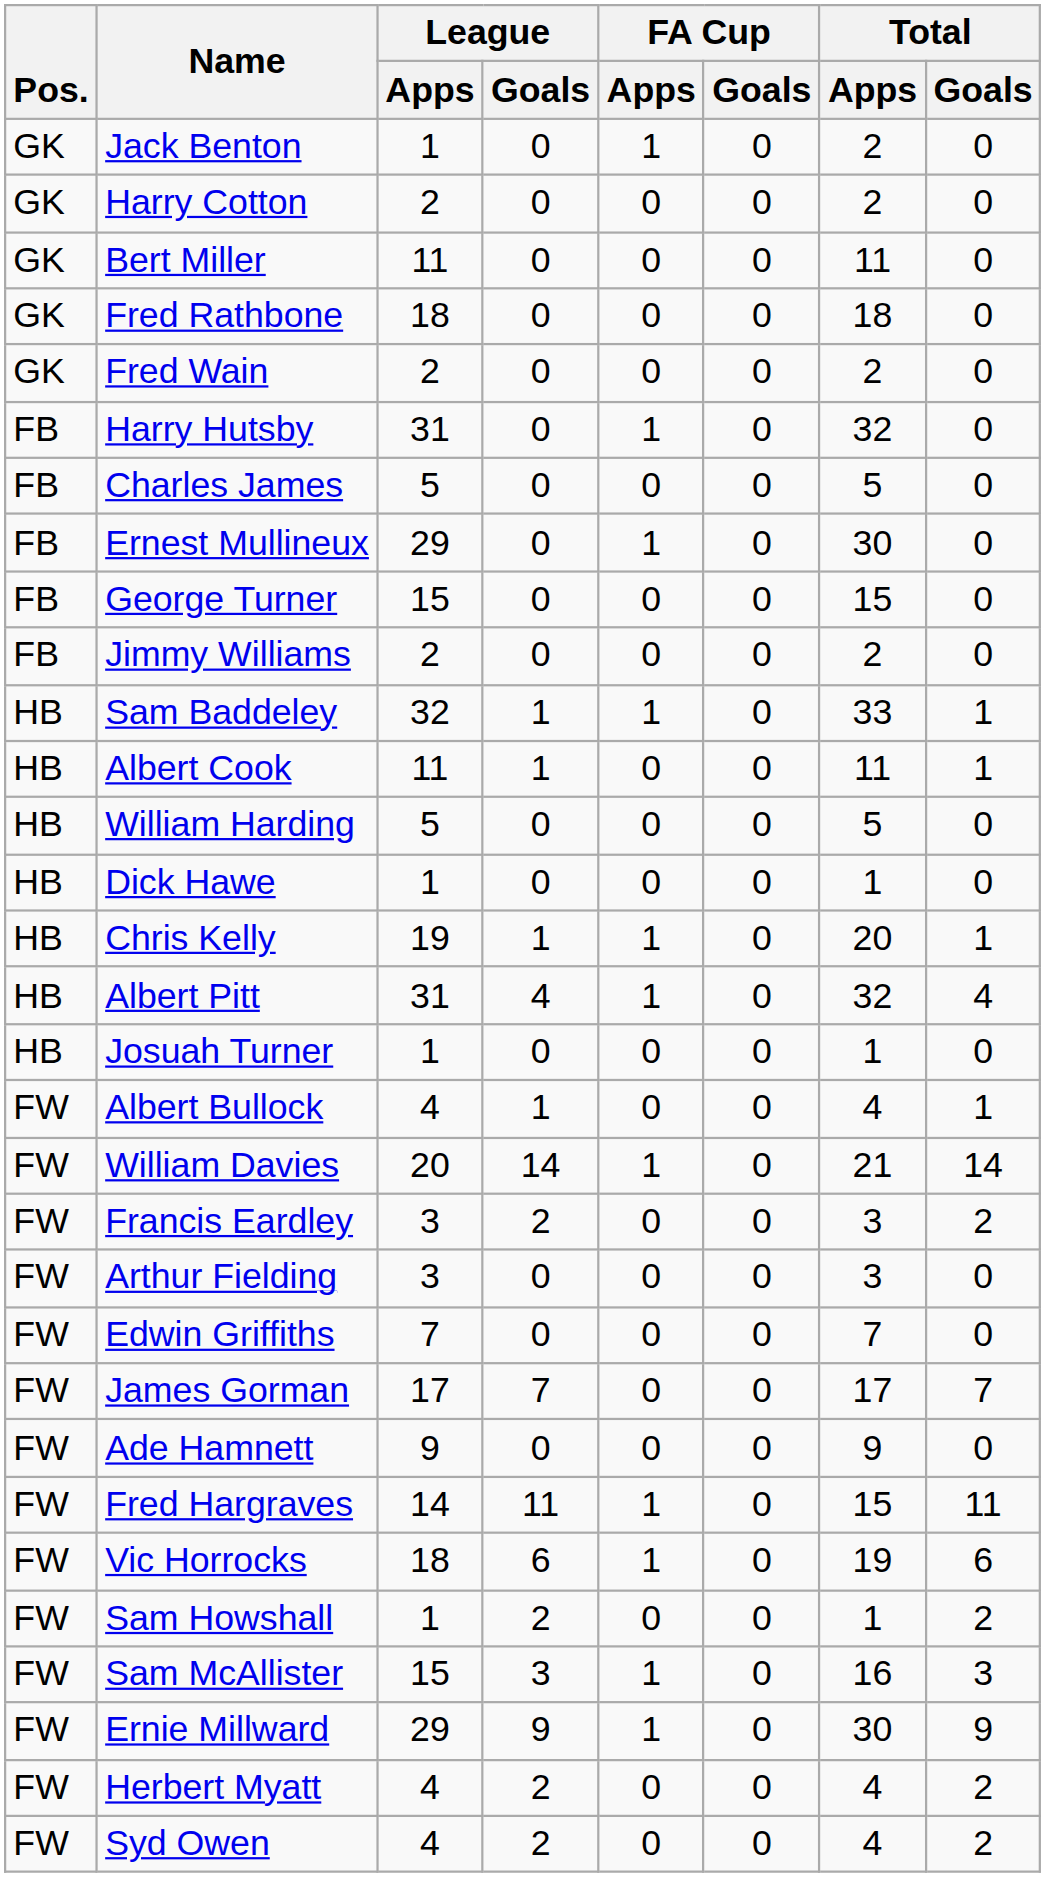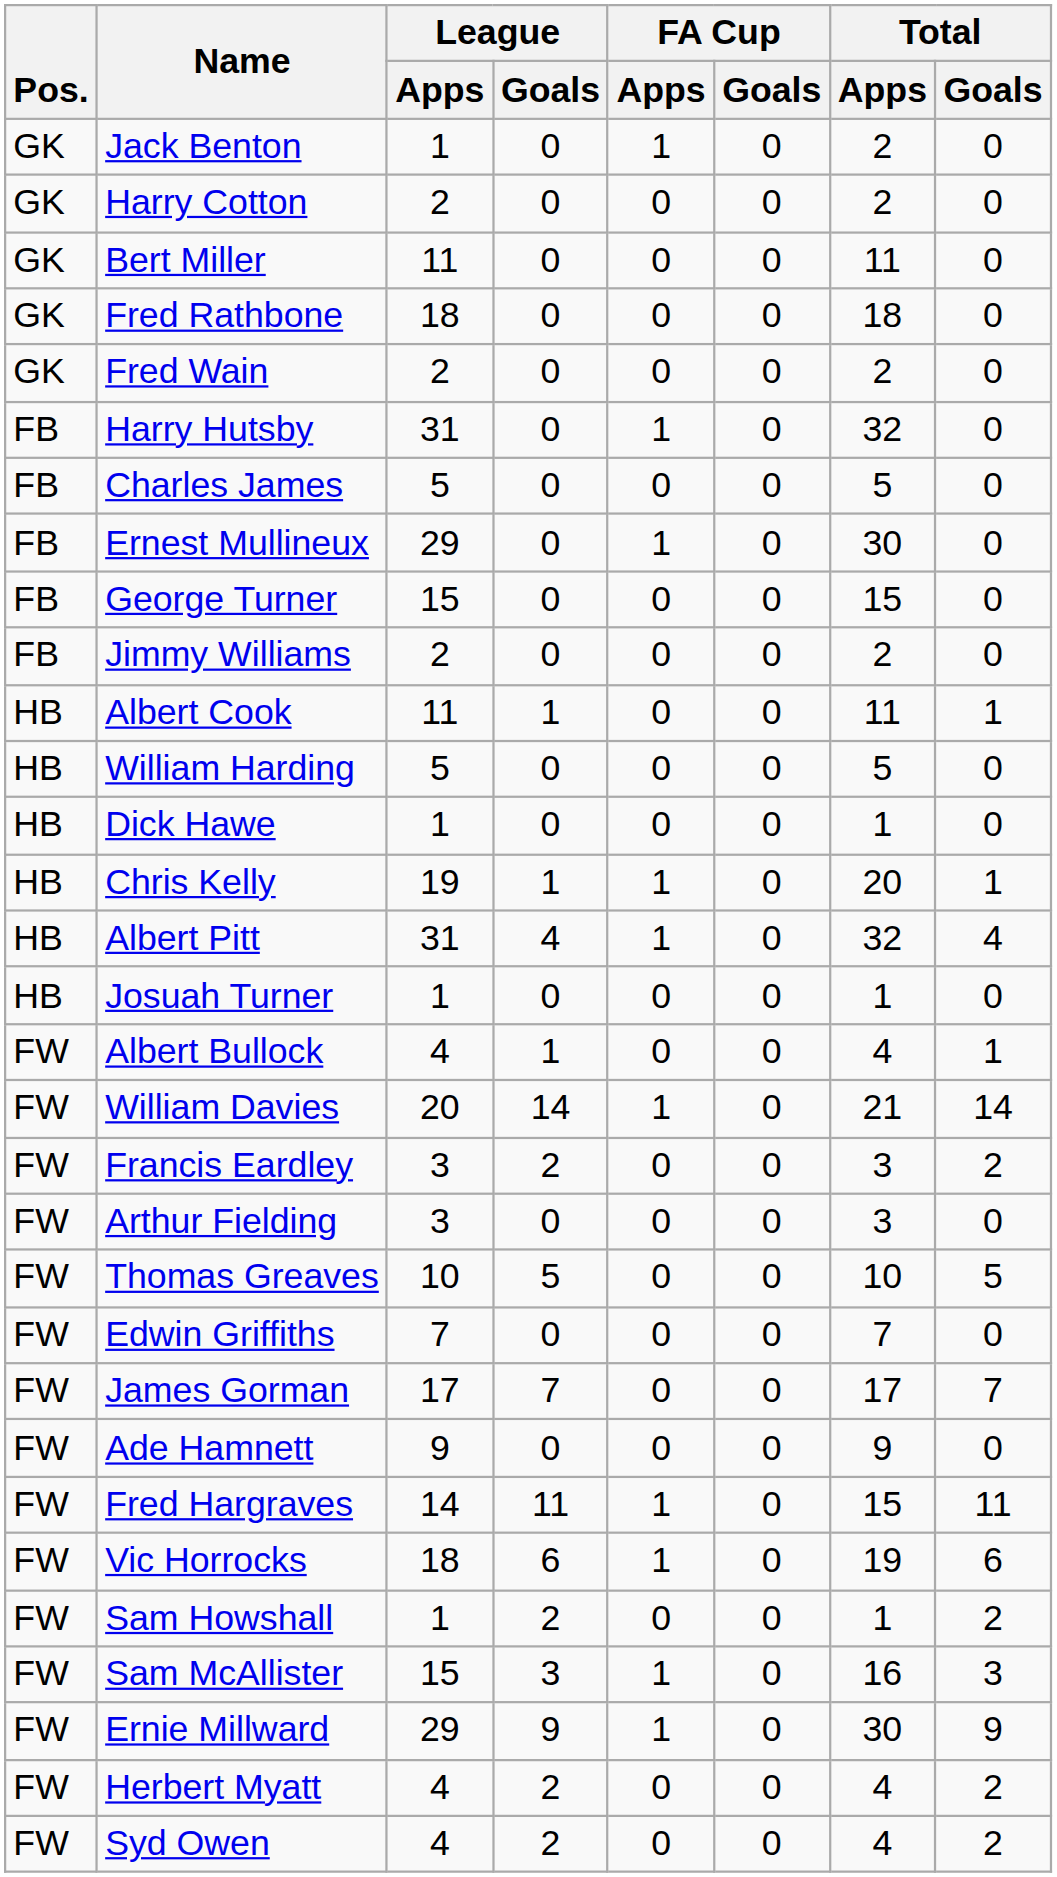- row: (221, 711)
+ row: (242, 1277)
